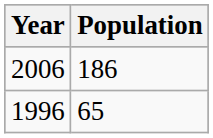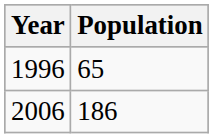rows swapped: (38, 111) <-> (38, 68)
